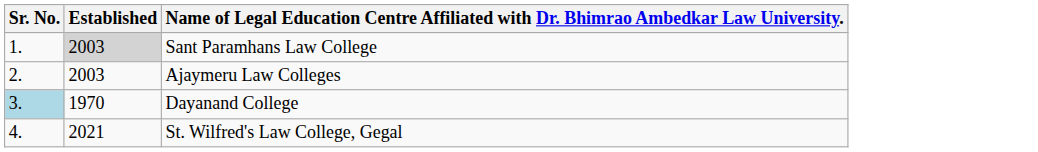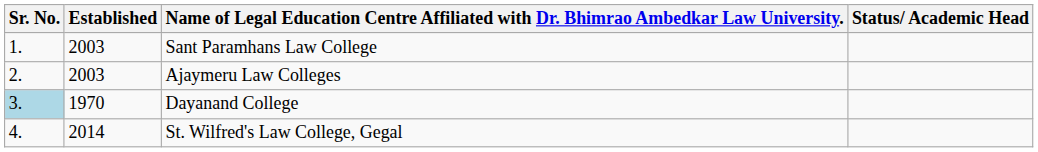+ column: (940, 18)
(86, 47) lightgrey background -> (86, 47) no background
(86, 132) 2021 -> (86, 132) 2014
